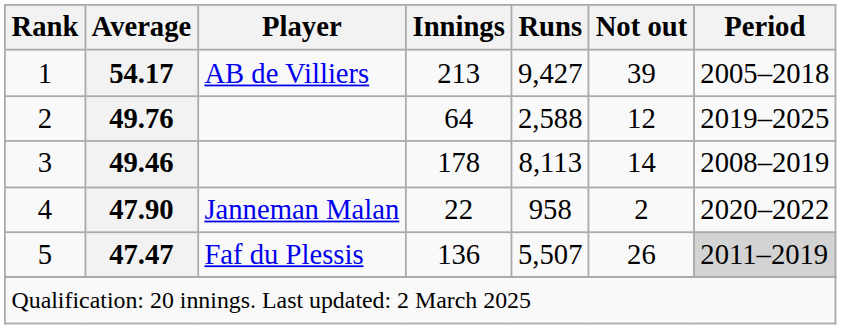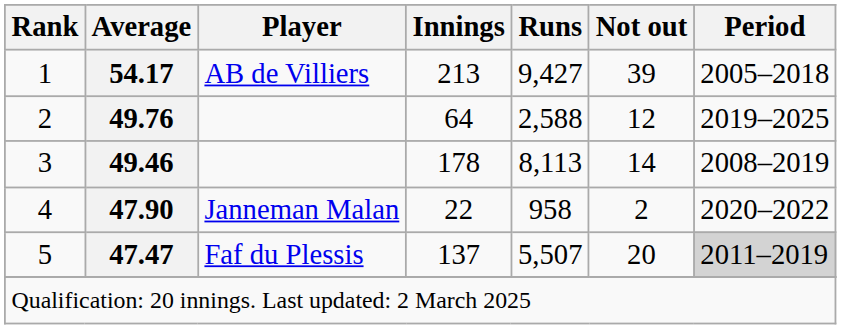(459, 254) 136 -> (459, 254) 137
(641, 254) 26 -> (641, 254) 20
